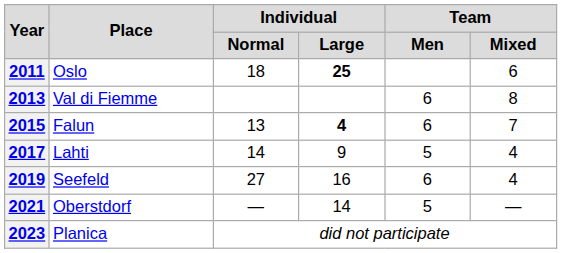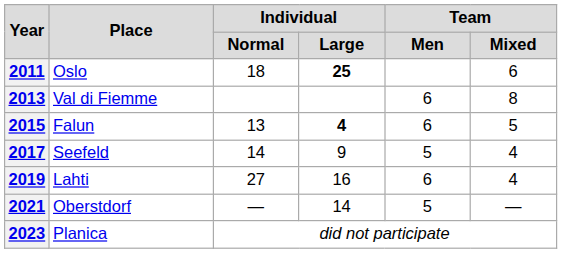(513, 125) 7 -> (513, 125) 5
(71, 152) Lahti -> (81, 152) Seefeld
(81, 179) Seefeld -> (71, 179) Lahti
